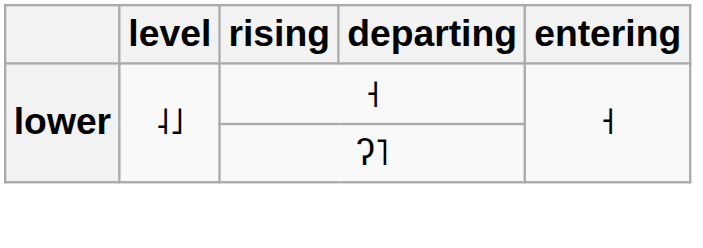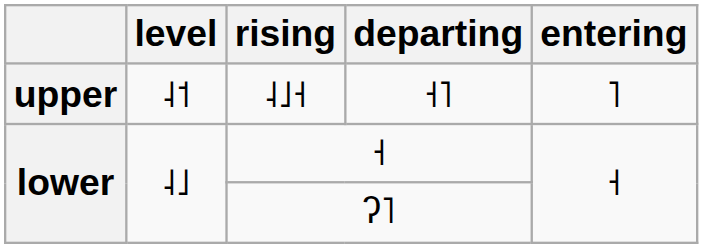+ row: (285, 93)
